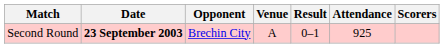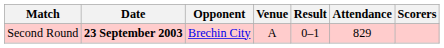(362, 33) 925 -> (362, 33) 829
